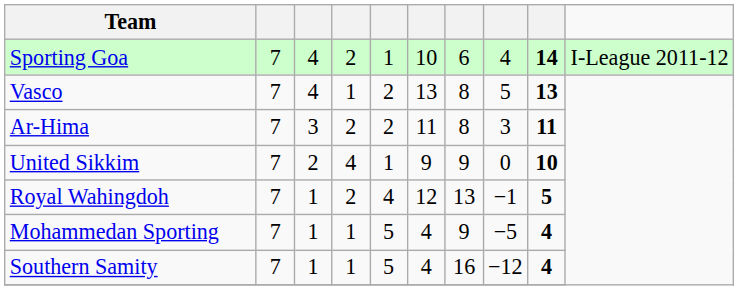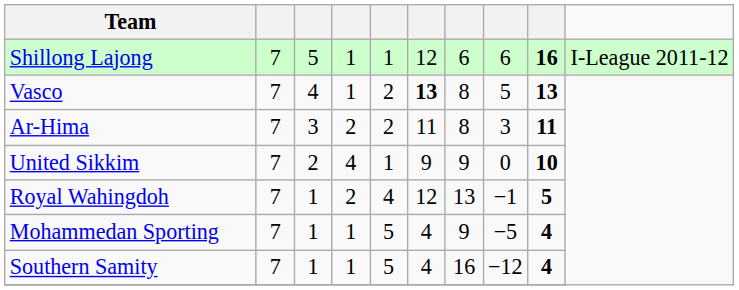+ row: (81, 57)
- row: (69, 57)
(426, 92) normal -> (426, 92) bold
